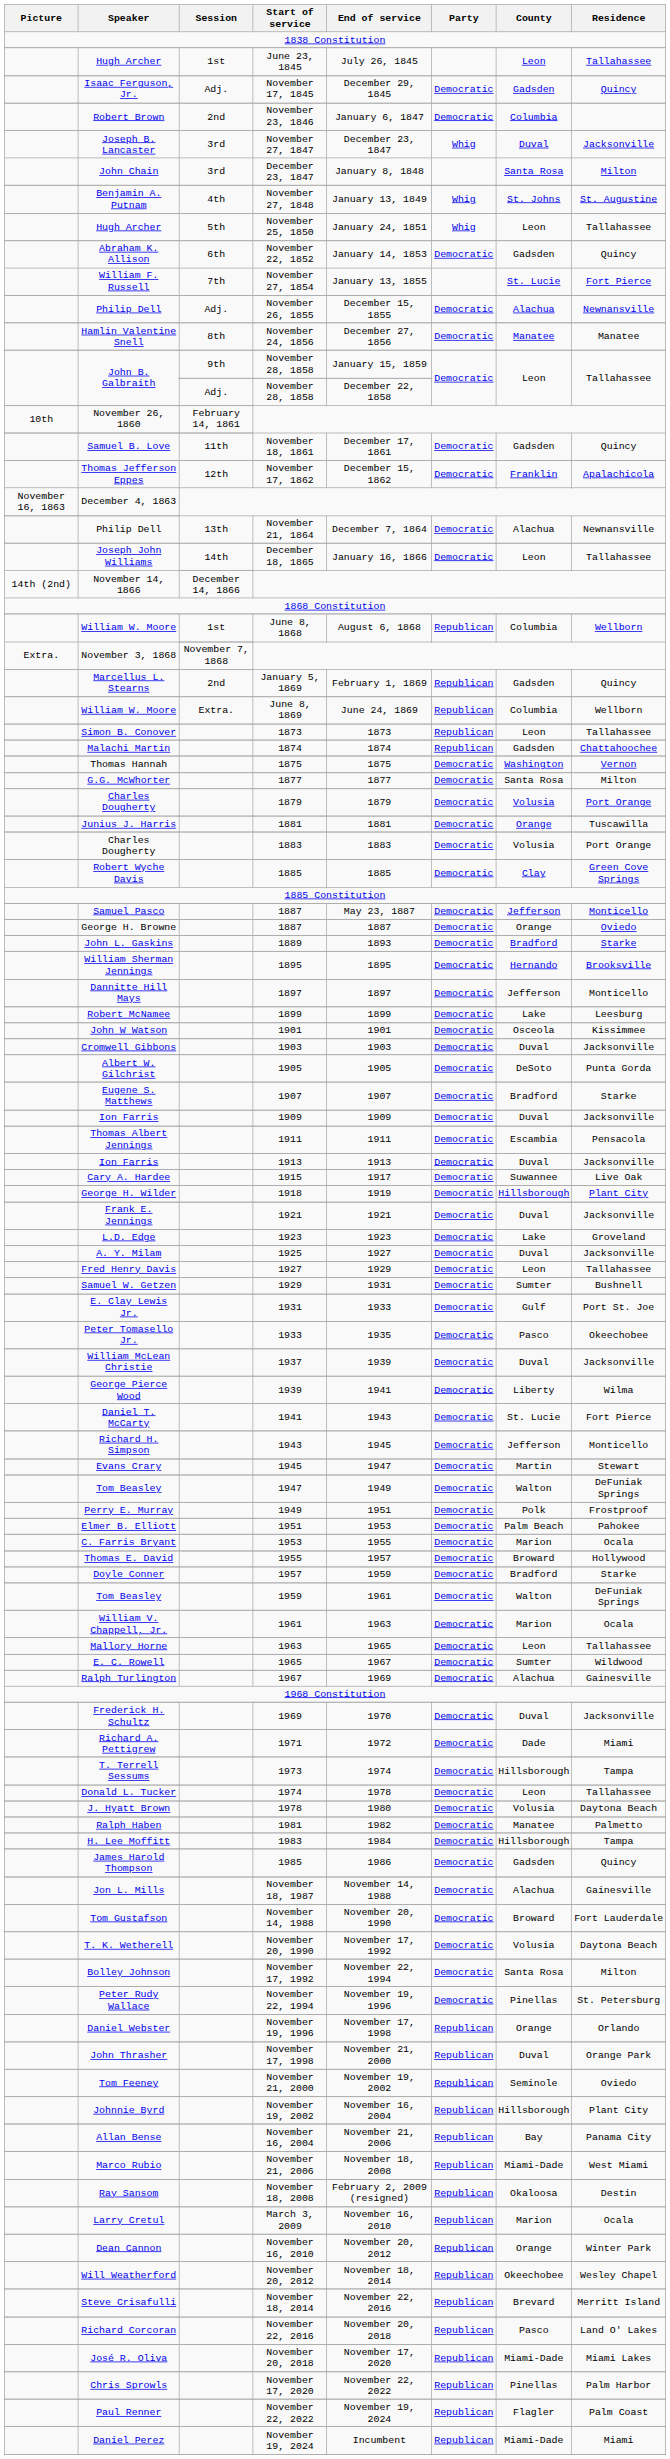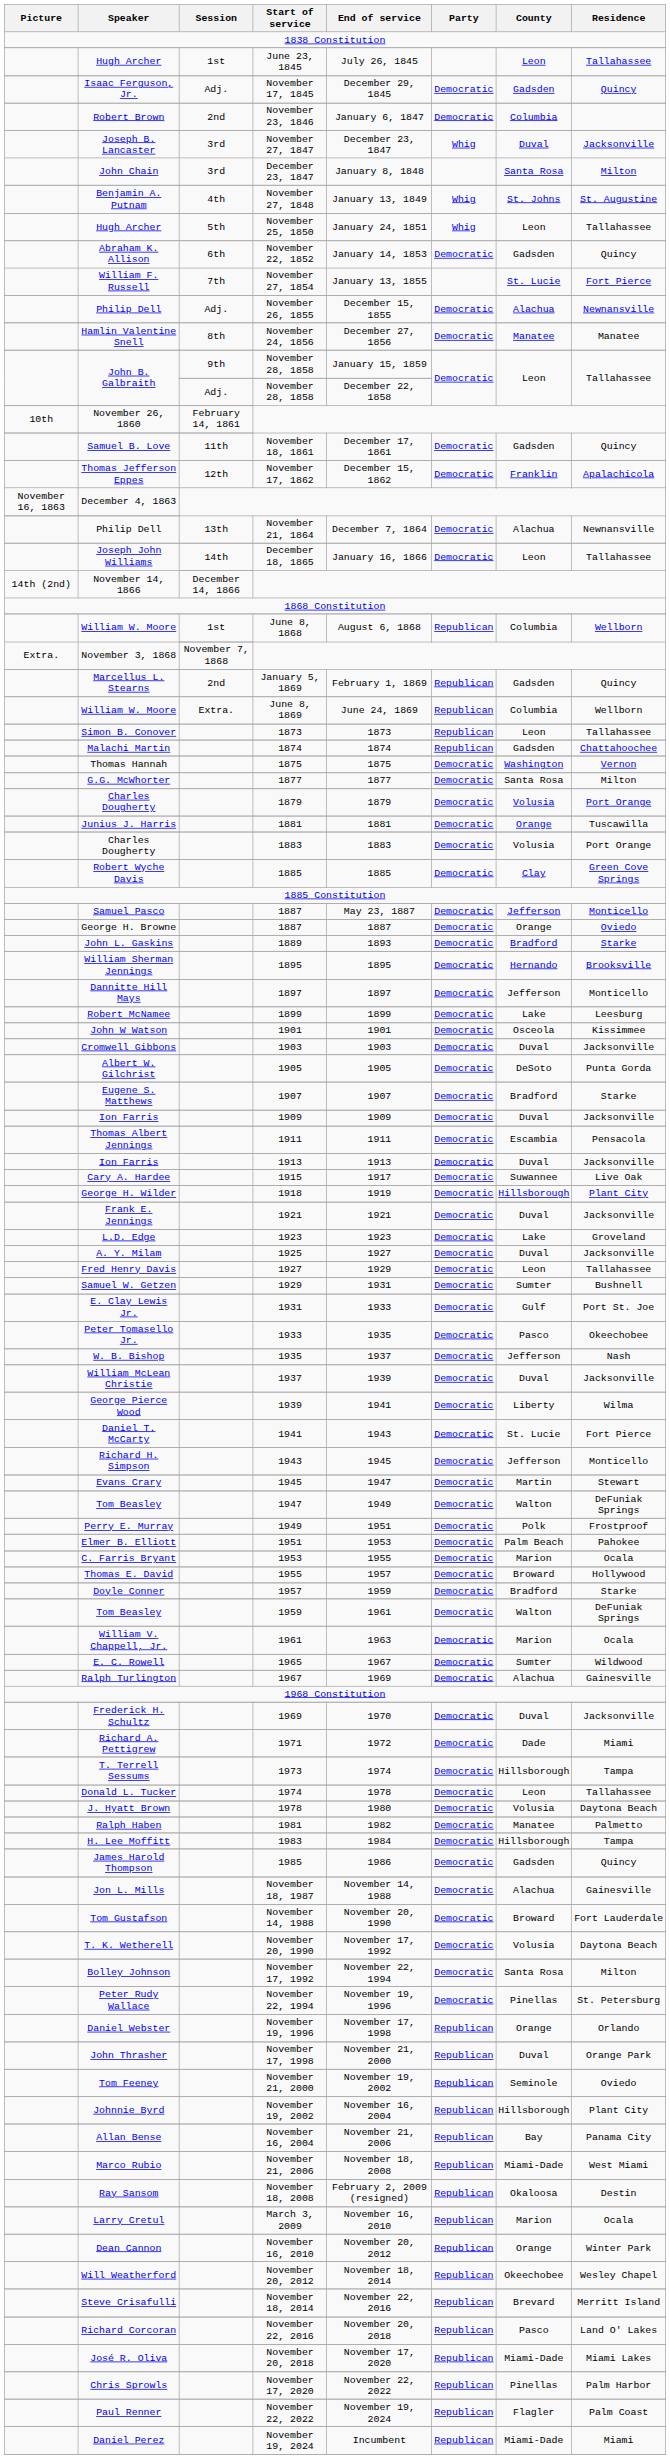+ row: (129, 1357)
- row: (129, 1646)
